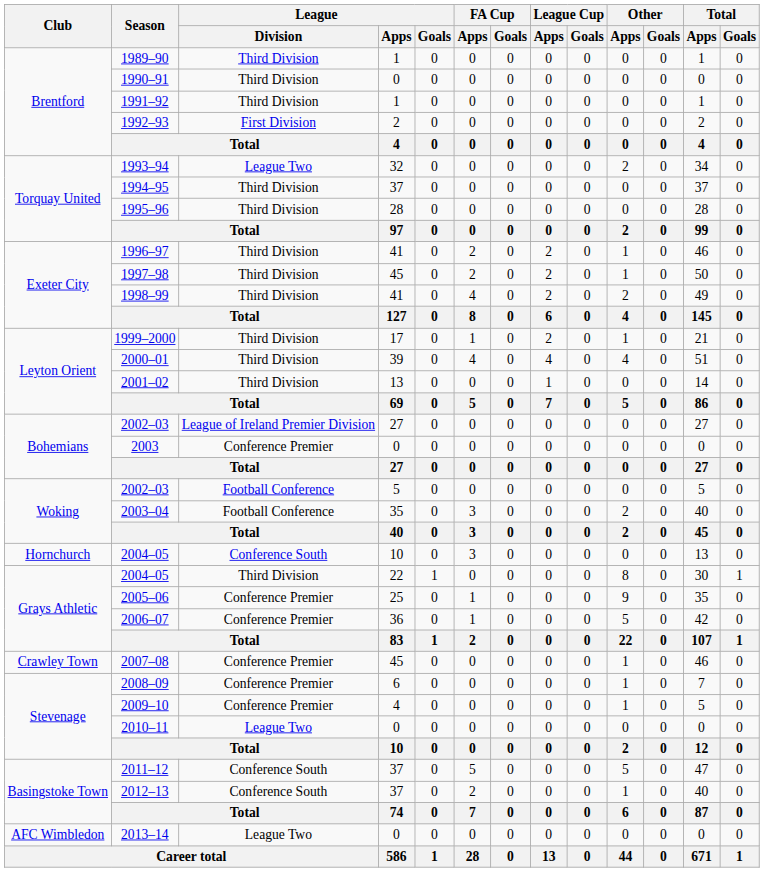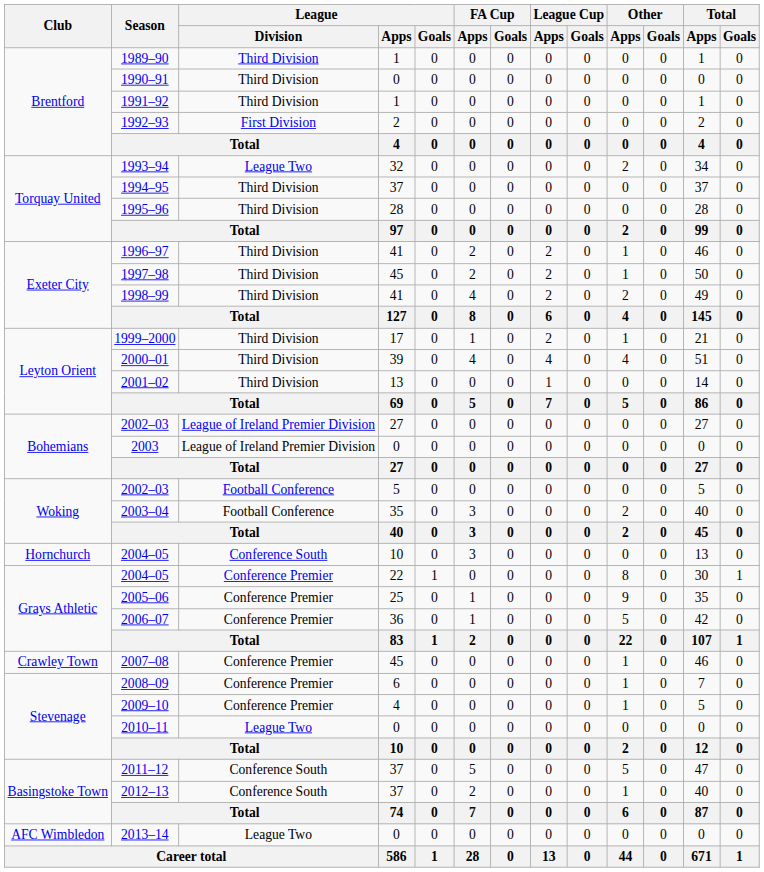(278, 446) Conference Premier -> (278, 446) League of Ireland Premier Division
(278, 576) Third Division -> (278, 576) Conference Premier
